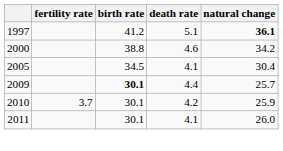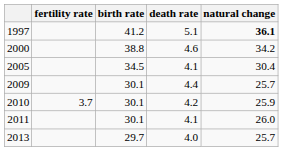(134, 84) bold -> (134, 84) normal
+ row: (18, 137)
